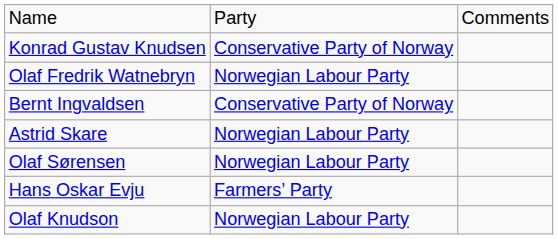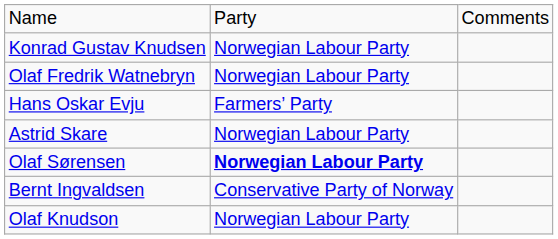(334, 47) Conservative Party of Norway -> (312, 47) Norwegian Labour Party
rows swapped: (77, 104) <-> (77, 190)
(312, 162) normal -> (319, 162) bold
